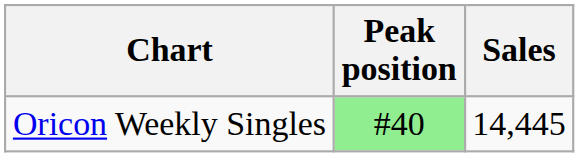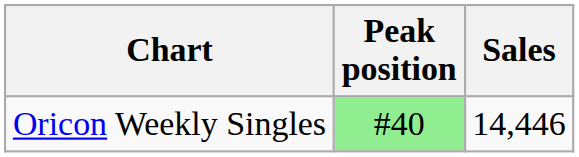(519, 123) 14,445 -> (519, 123) 14,446
